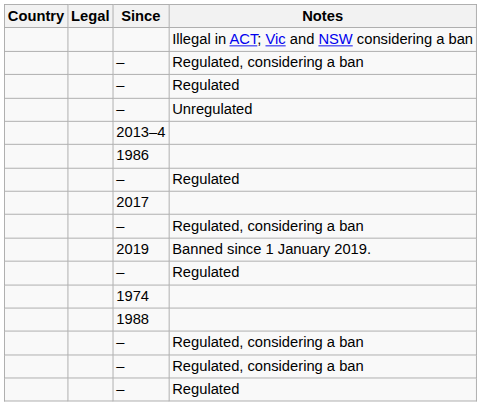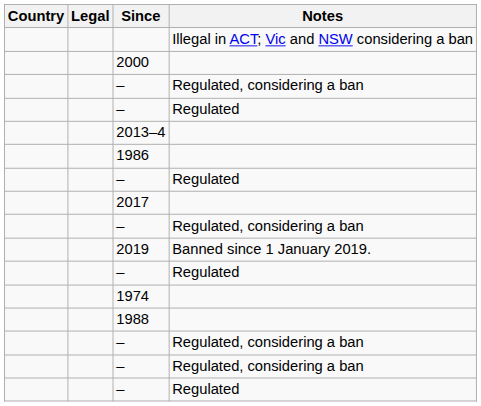+ row: (133, 62)
- row: (120, 109)
